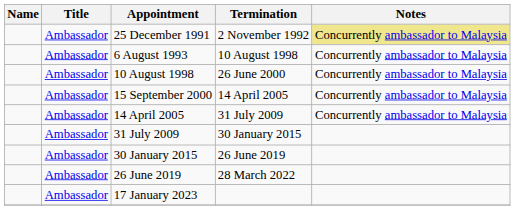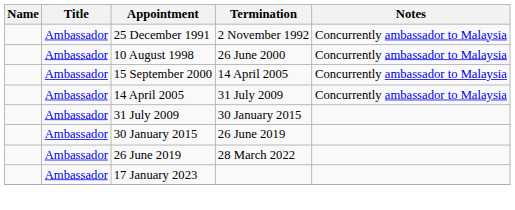(411, 34) khaki background -> (411, 34) no background
- row: (151, 54)
